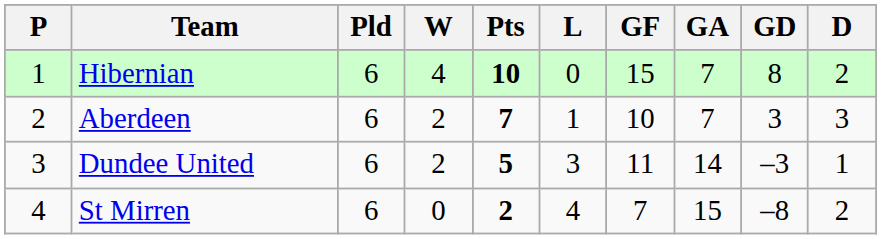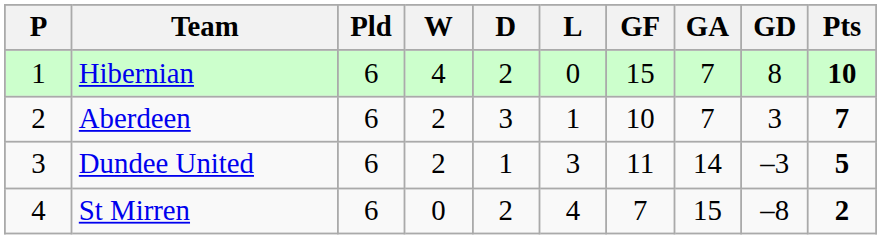columns swapped: (842, 27) <-> (506, 27)
